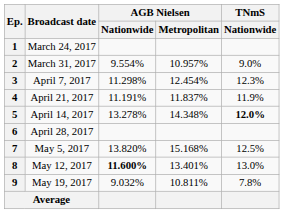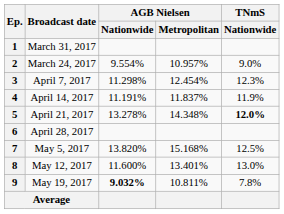(62, 47) March 24, 2017 -> (62, 47) March 31, 2017
(62, 64) March 31, 2017 -> (62, 64) March 24, 2017
(62, 98) April 21, 2017 -> (62, 98) April 14, 2017
(62, 115) April 14, 2017 -> (62, 115) April 21, 2017
(127, 166) bold -> (127, 166) normal
(127, 183) normal -> (127, 183) bold
